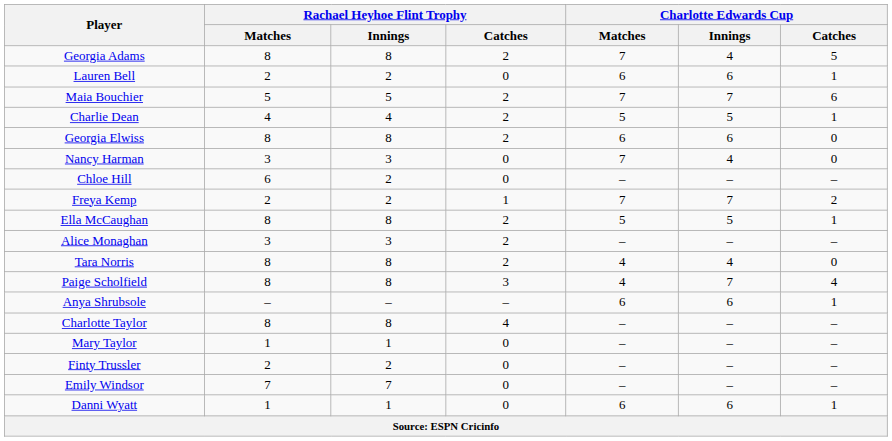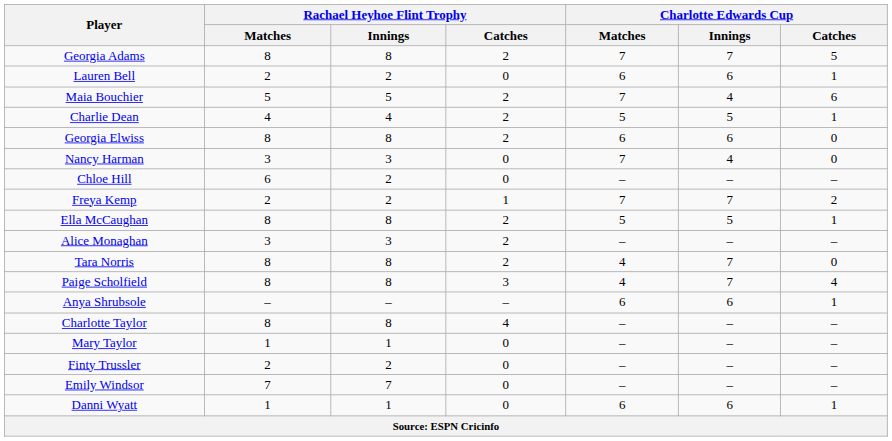(730, 55) 4 -> (730, 55) 7
(730, 96) 7 -> (730, 96) 4
(730, 261) 4 -> (730, 261) 7
